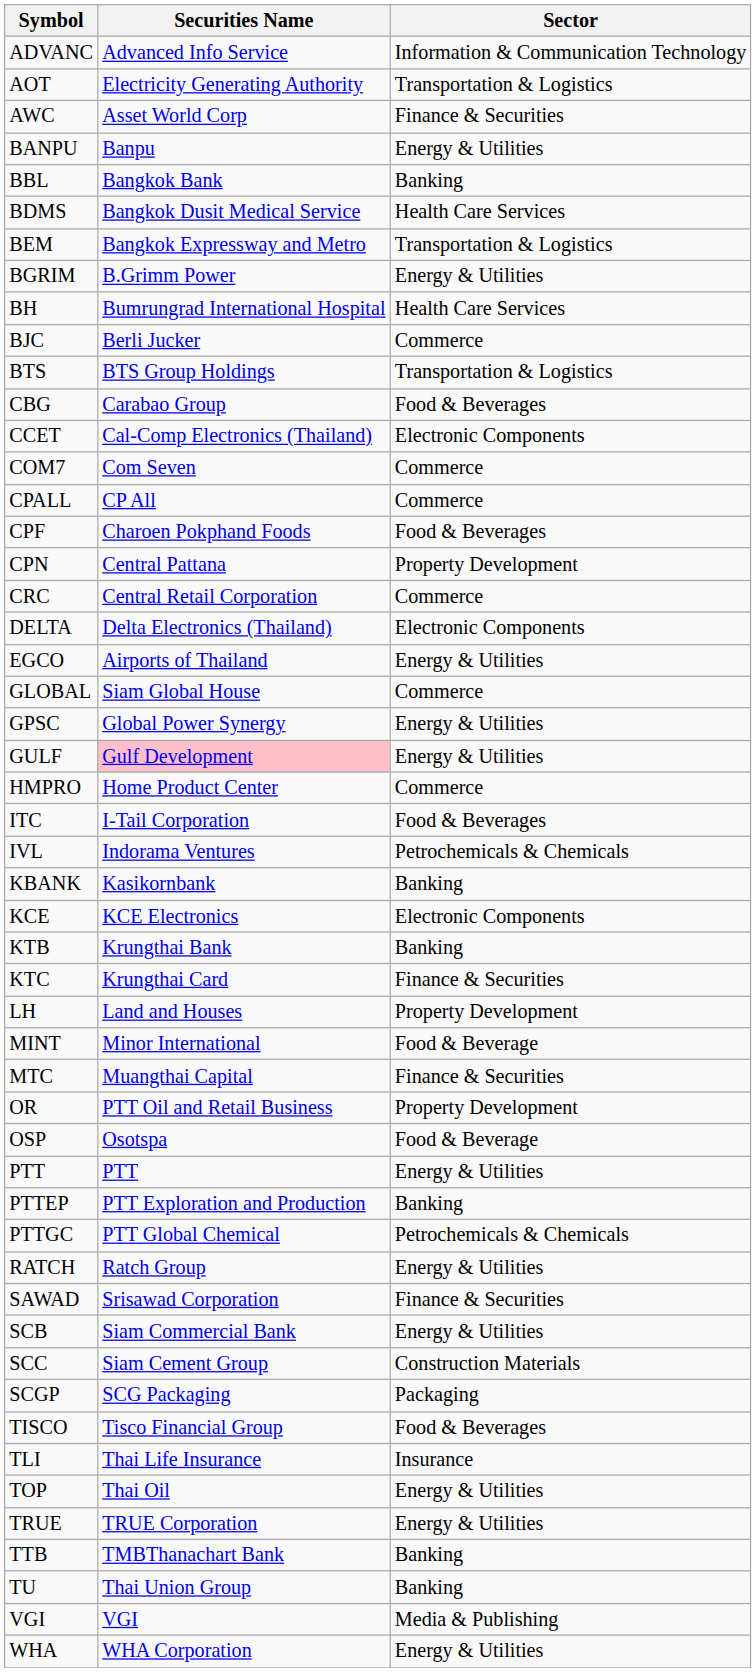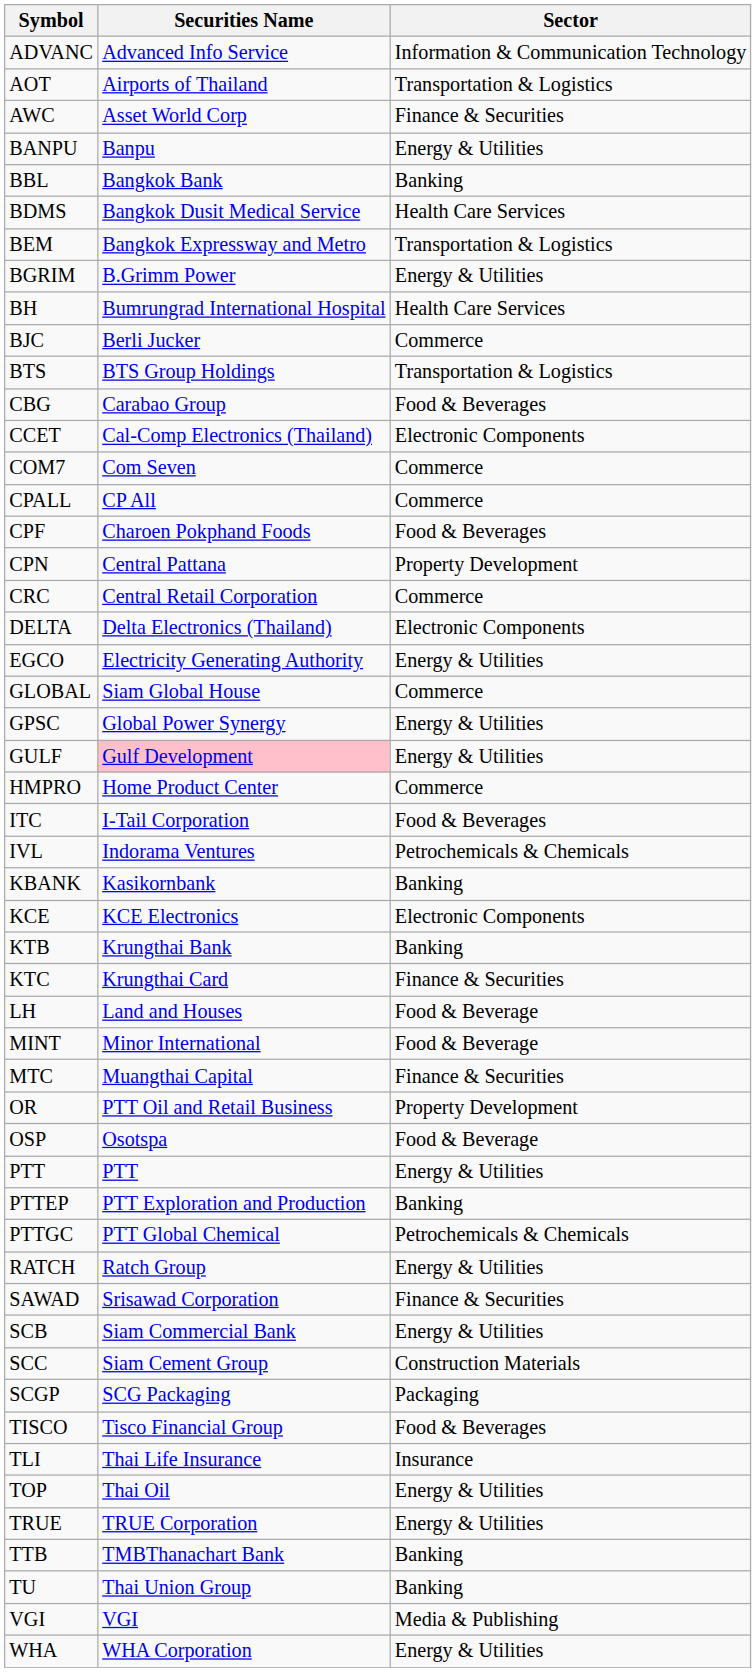(233, 84) Electricity Generating Authority -> (185, 84) Airports of Thailand
(185, 659) Airports of Thailand -> (233, 659) Electricity Generating Authority
(486, 1011) Property Development -> (466, 1011) Food & Beverage
